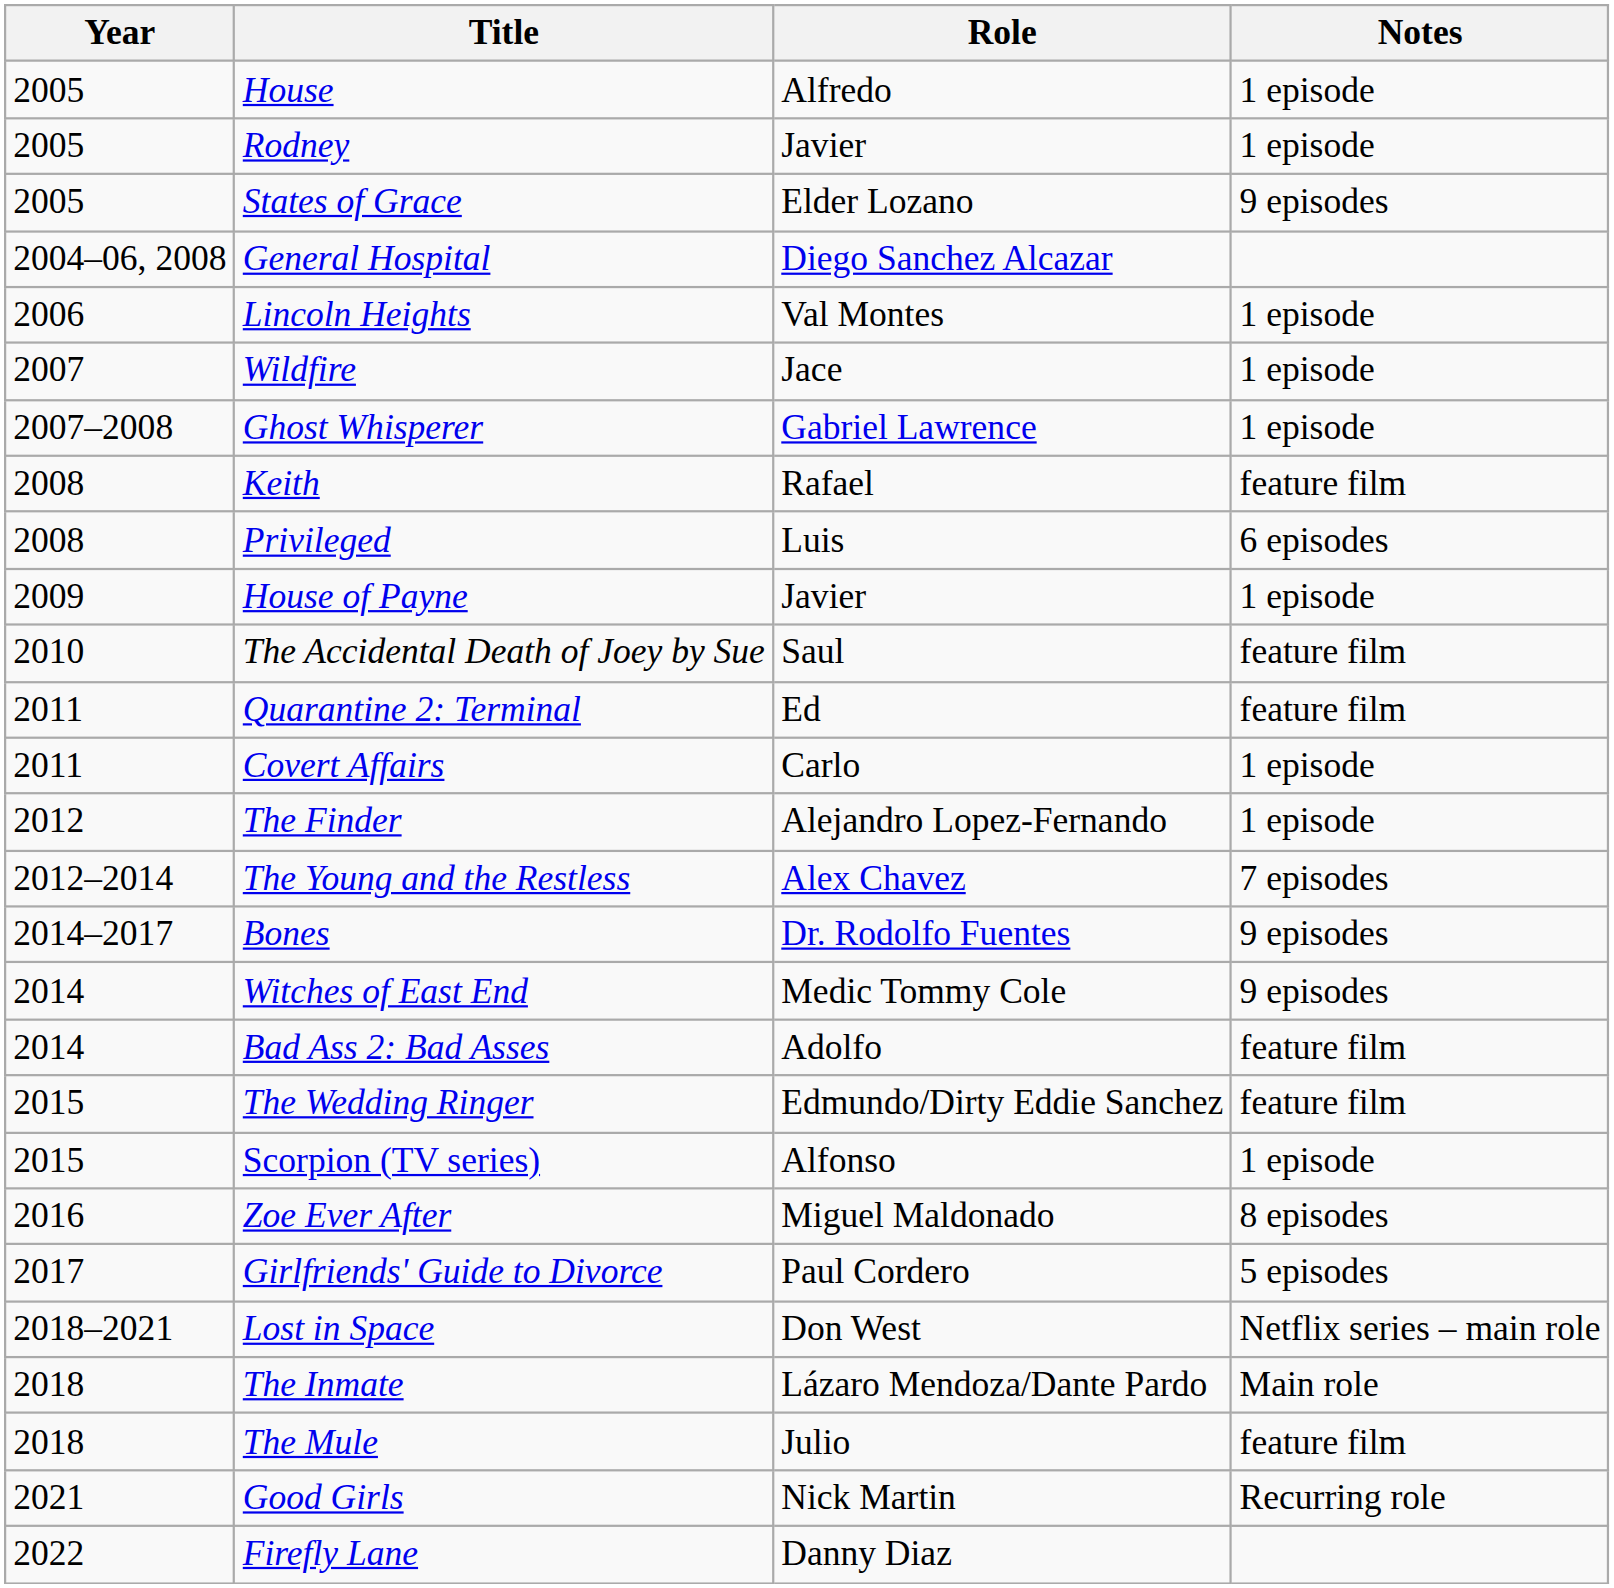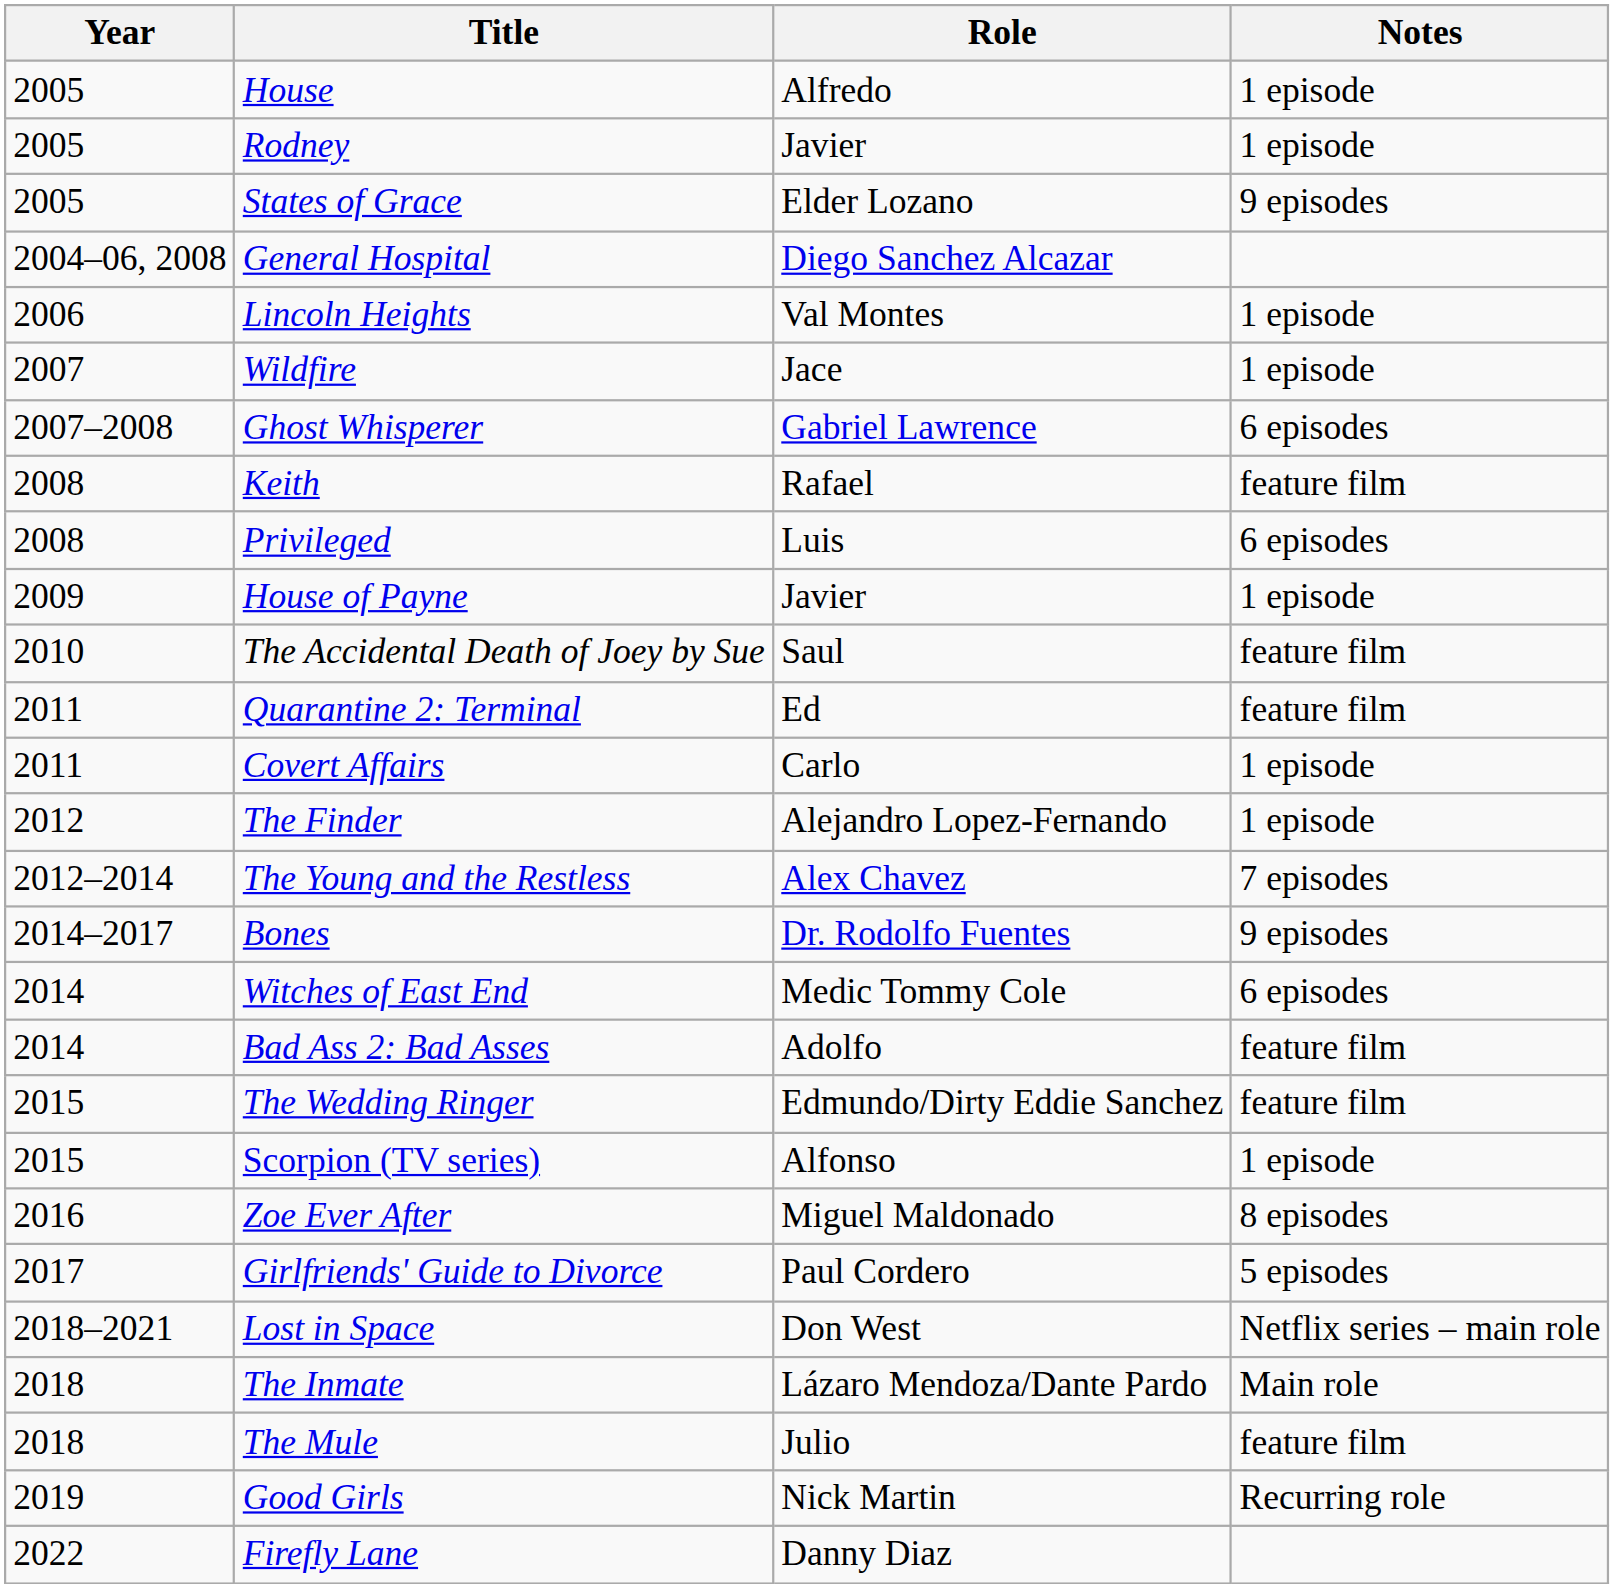(1307, 426) 1 episode -> (1314, 426) 6 episodes
(1314, 990) 9 episodes -> (1314, 990) 6 episodes
(49, 1497) 2021 -> (49, 1497) 2019
